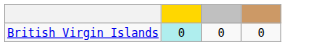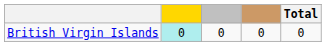+ column: (301, 14)
